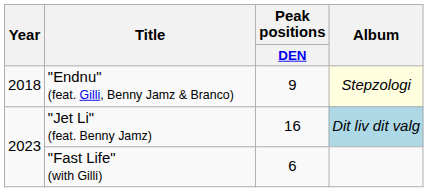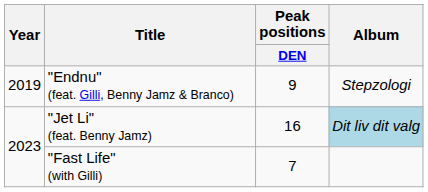(24, 86) 2018 -> (24, 86) 2019
(376, 86) lightyellow background -> (376, 86) no background
(292, 166) 6 -> (292, 166) 7
